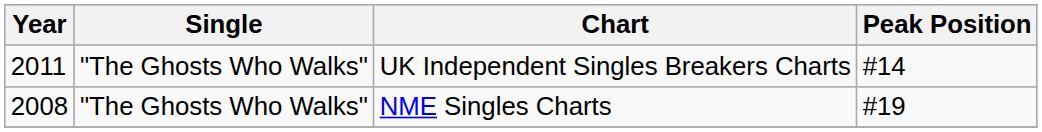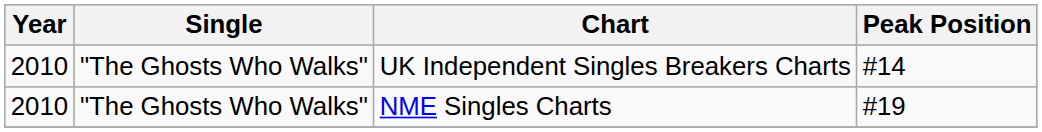(38, 65) 2011 -> (39, 65) 2010
(39, 106) 2008 -> (39, 106) 2010
